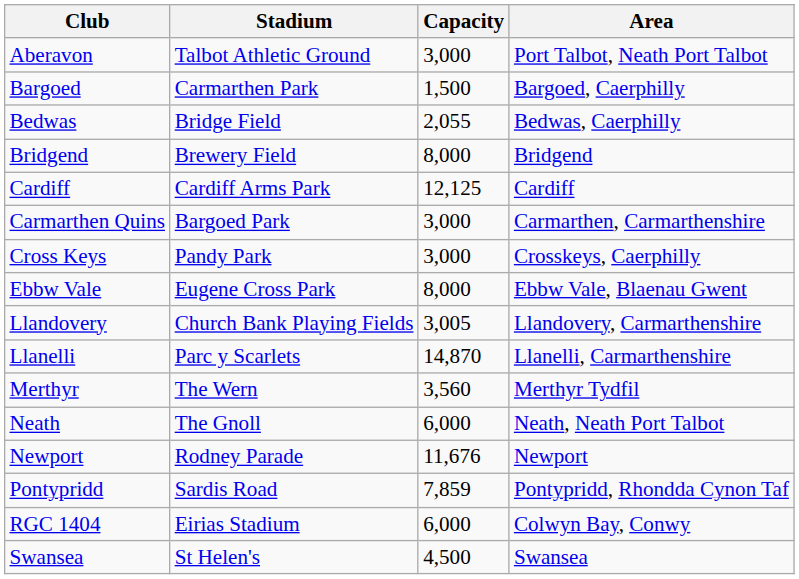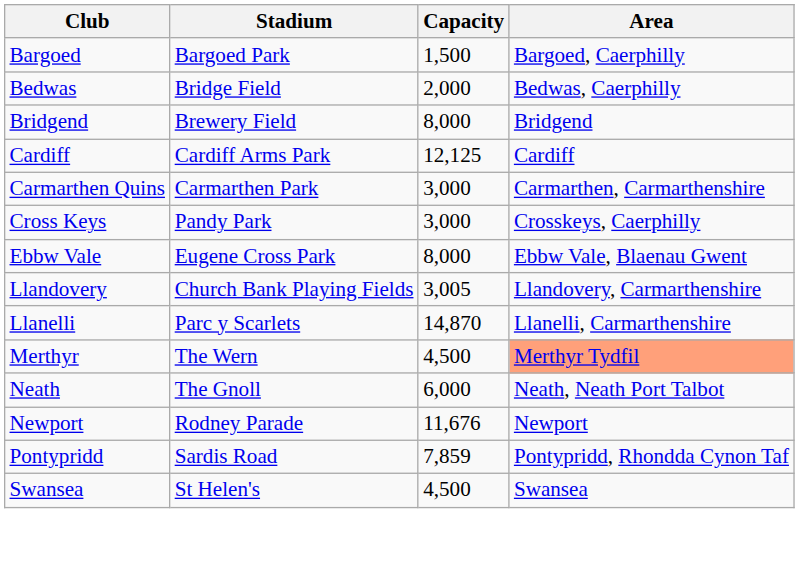- row: (51, 54)
(247, 88) Carmarthen Park -> (232, 54) Bargoed Park
(447, 121) 2,055 -> (447, 88) 2,000
(232, 222) Bargoed Park -> (247, 188) Carmarthen Park
(447, 389) 3,560 -> (447, 356) 4,500
(577, 389) no background -> (577, 356) lightsalmon background
- row: (55, 523)
